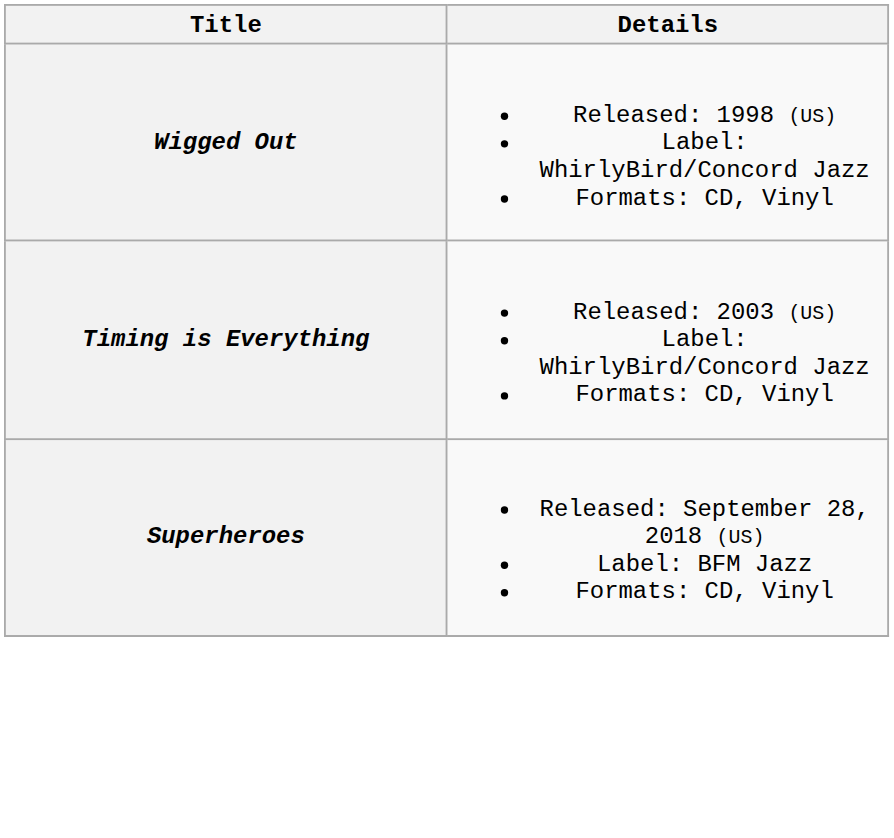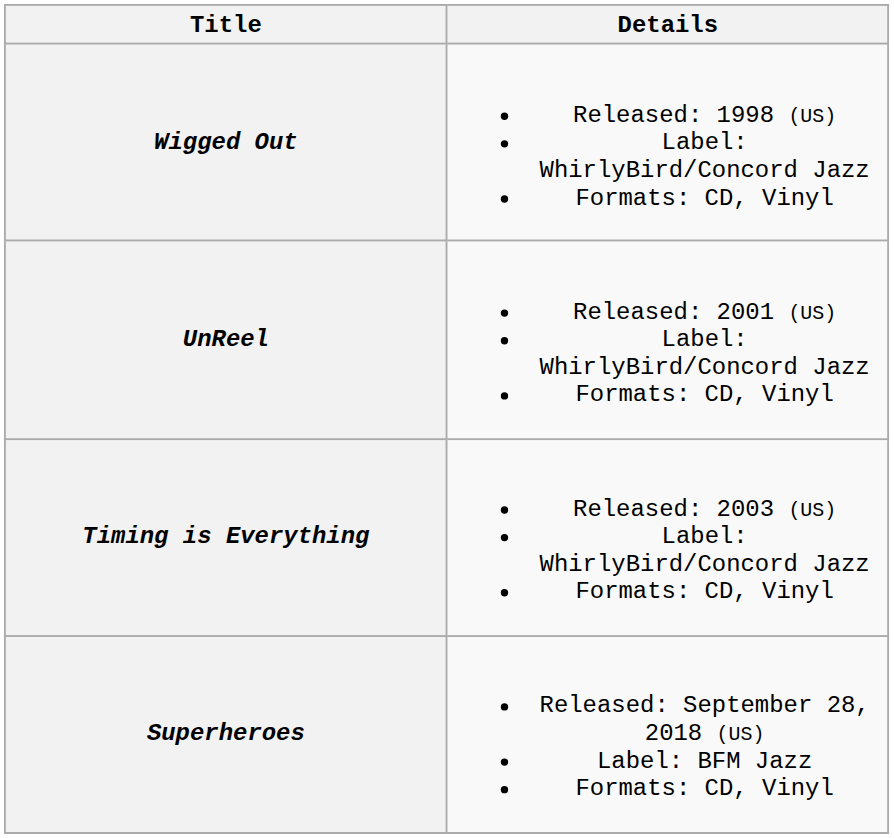+ row: (226, 340)
